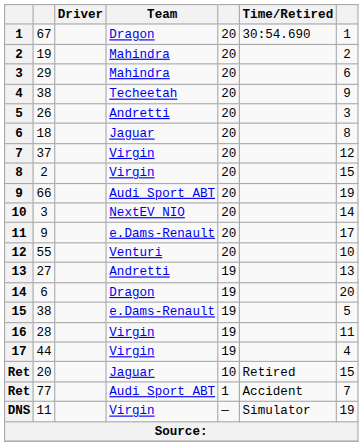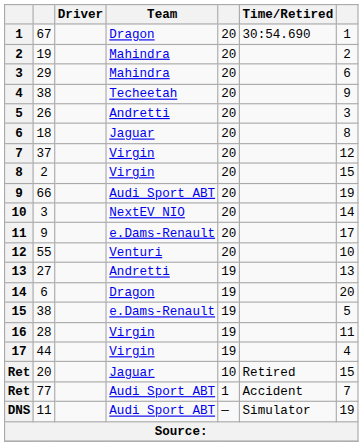(132, 411) Virgin -> (162, 411) Audi Sport ABT
